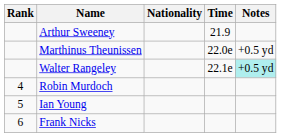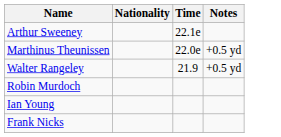- column: (20, 13)
(220, 31) 21.9 -> (188, 31) 22.1e
(220, 68) 22.1e -> (188, 68) 21.9
(256, 68) paleturquoise background -> (224, 68) no background
